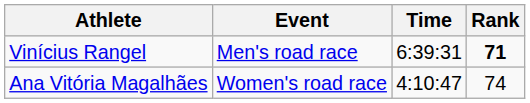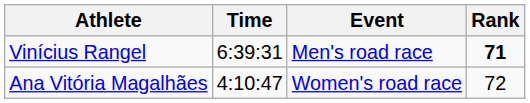columns swapped: (302, 20) <-> (429, 20)
(495, 83) 74 -> (495, 83) 72
